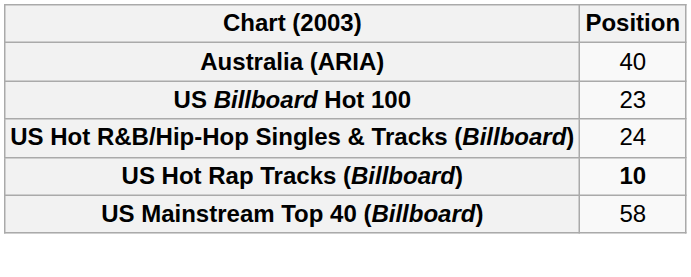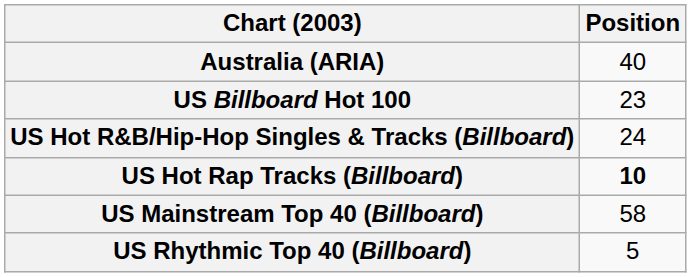+ row: (292, 251)
